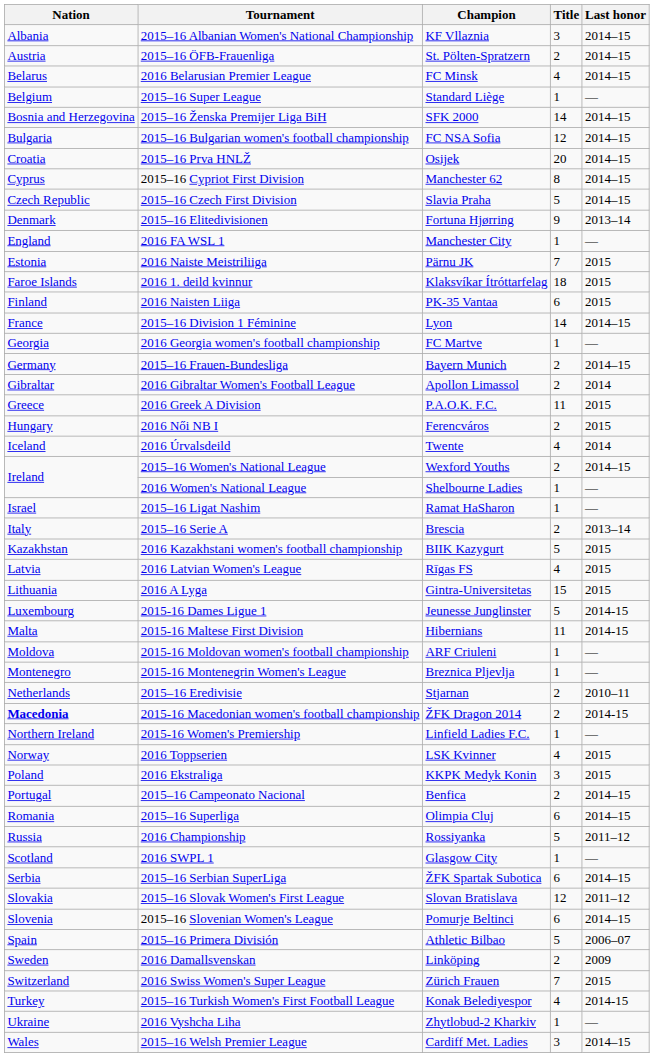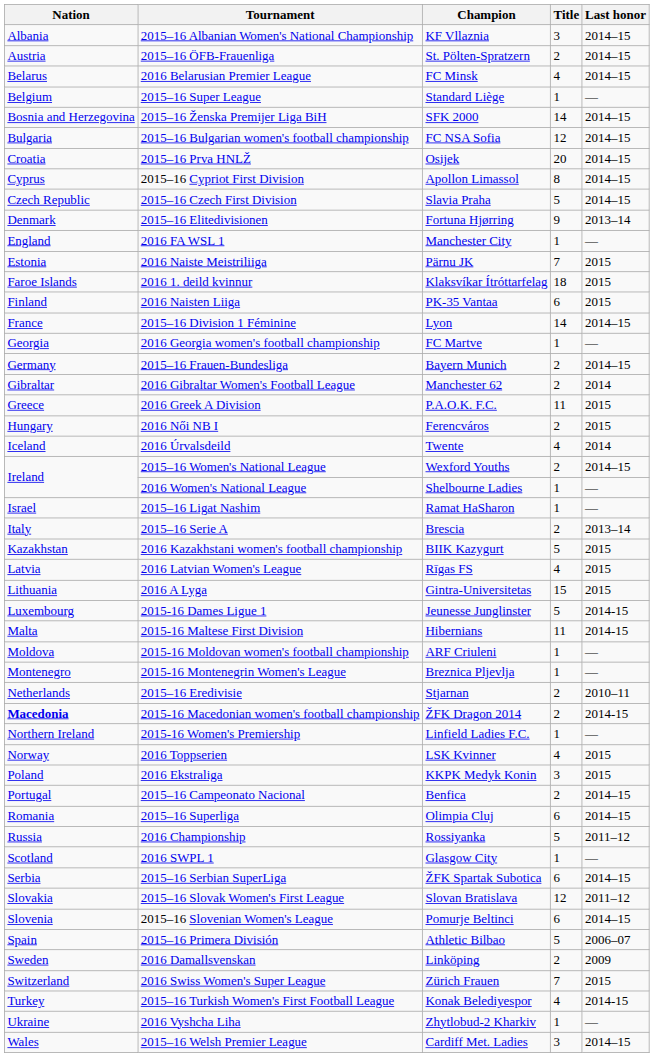(464, 179) Manchester 62 -> (472, 179) Apollon Limassol
(472, 384) Apollon Limassol -> (464, 384) Manchester 62
